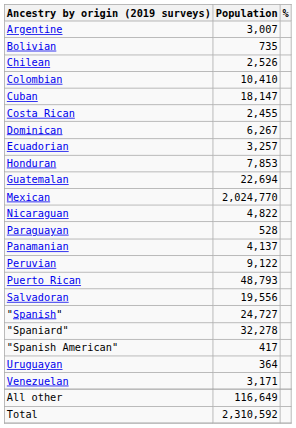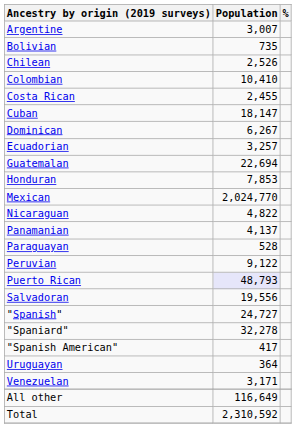rows swapped: (41, 113) <-> (22, 96)
rows swapped: (38, 180) <-> (32, 163)
rows swapped: (38, 247) <-> (38, 230)
(259, 281) no background -> (259, 281) lavender background
